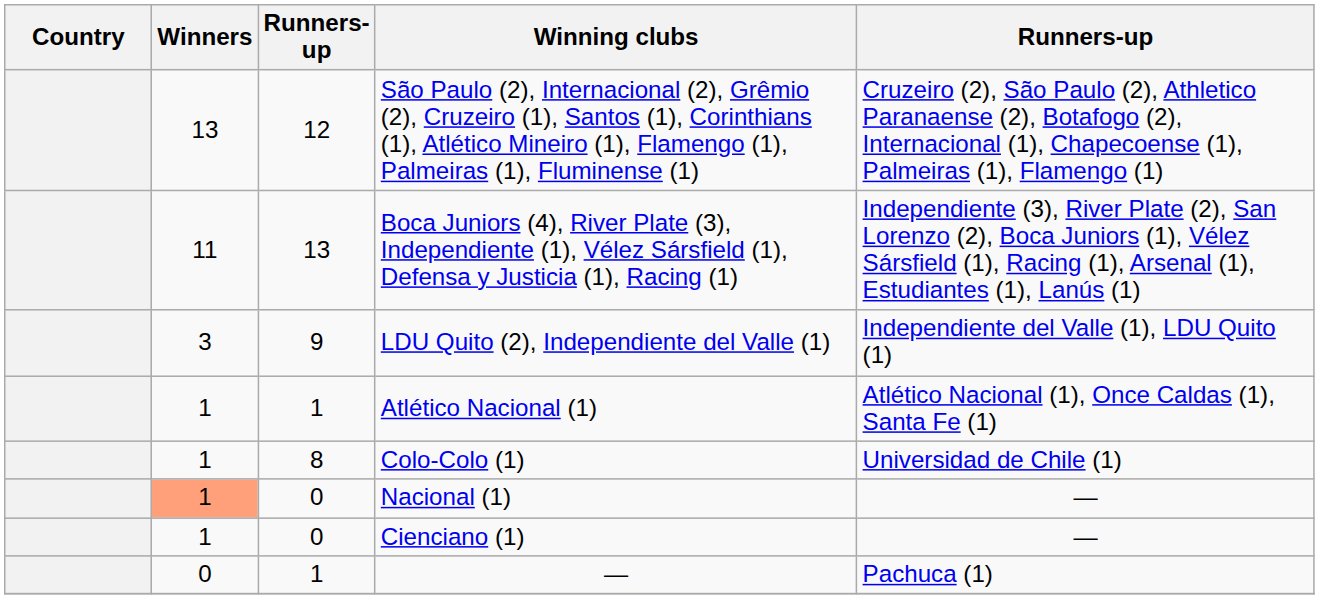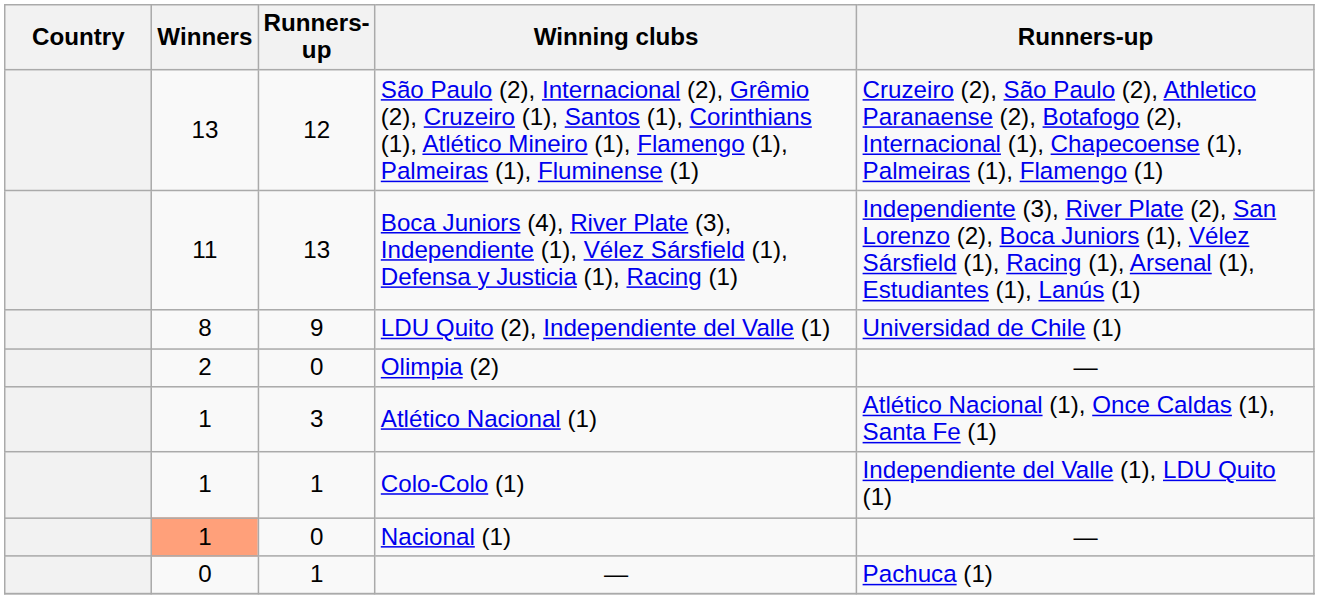(205, 342) 3 -> (205, 328) 8
(1069, 342) Independiente del Valle (1), LDU Quito (1) -> (992, 328) Universidad de Chile (1)
+ row: (440, 367)
(317, 407) 1 -> (317, 419) 3
(317, 459) 8 -> (317, 484) 1
(992, 459) Universidad de Chile (1) -> (1069, 484) Independiente del Valle (1), LDU Quito (1)
- row: (453, 536)
